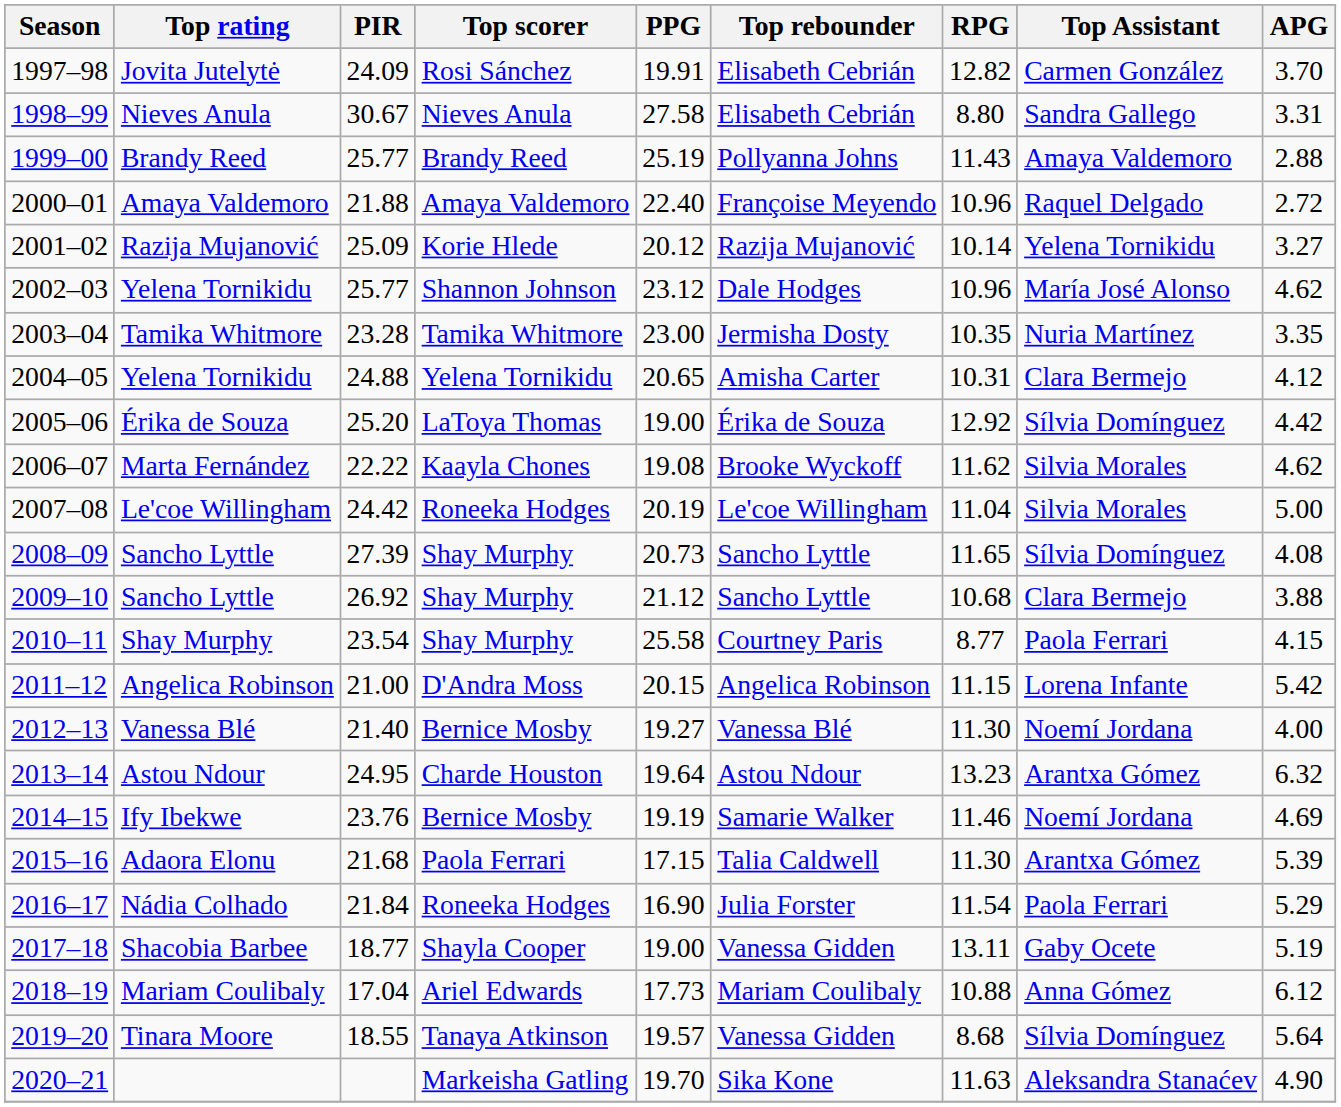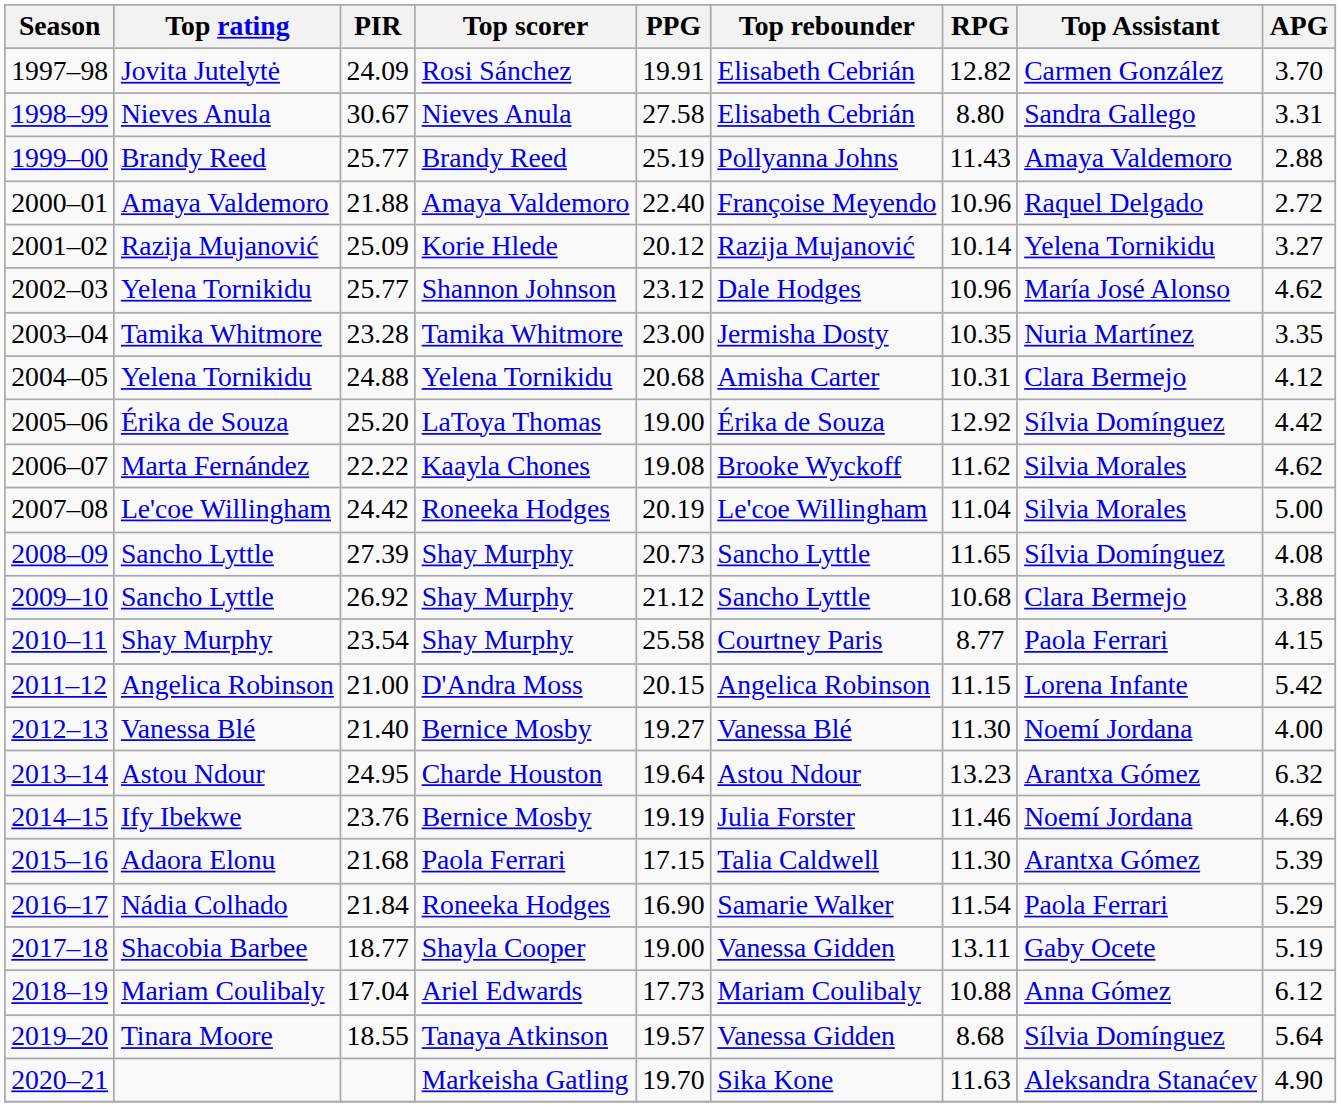(673, 377) 20.65 -> (673, 377) 20.68
(805, 816) Samarie Walker -> (786, 816) Julia Forster
(786, 904) Julia Forster -> (805, 904) Samarie Walker
